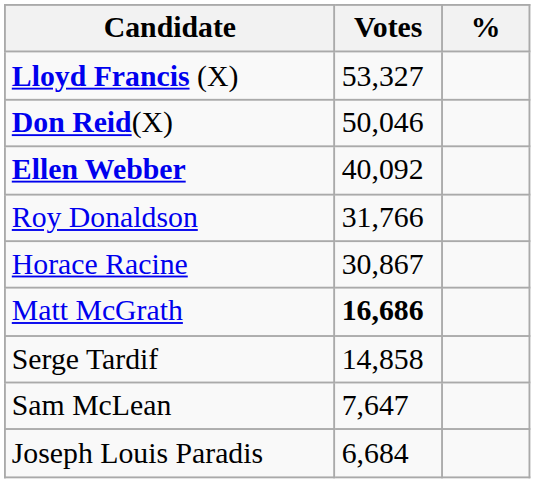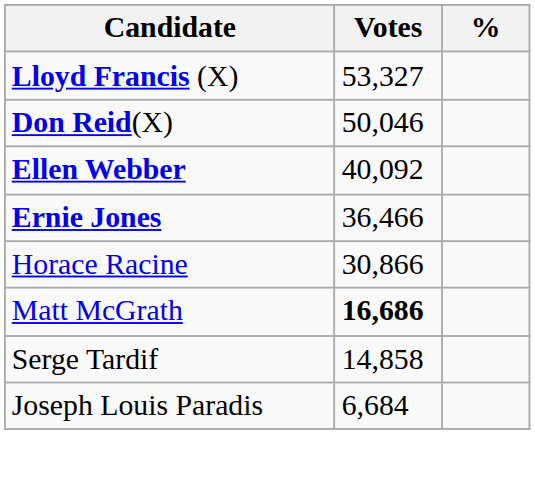+ row: (87, 216)
- row: (105, 216)
(383, 264) 30,867 -> (383, 264) 30,866
- row: (92, 405)
